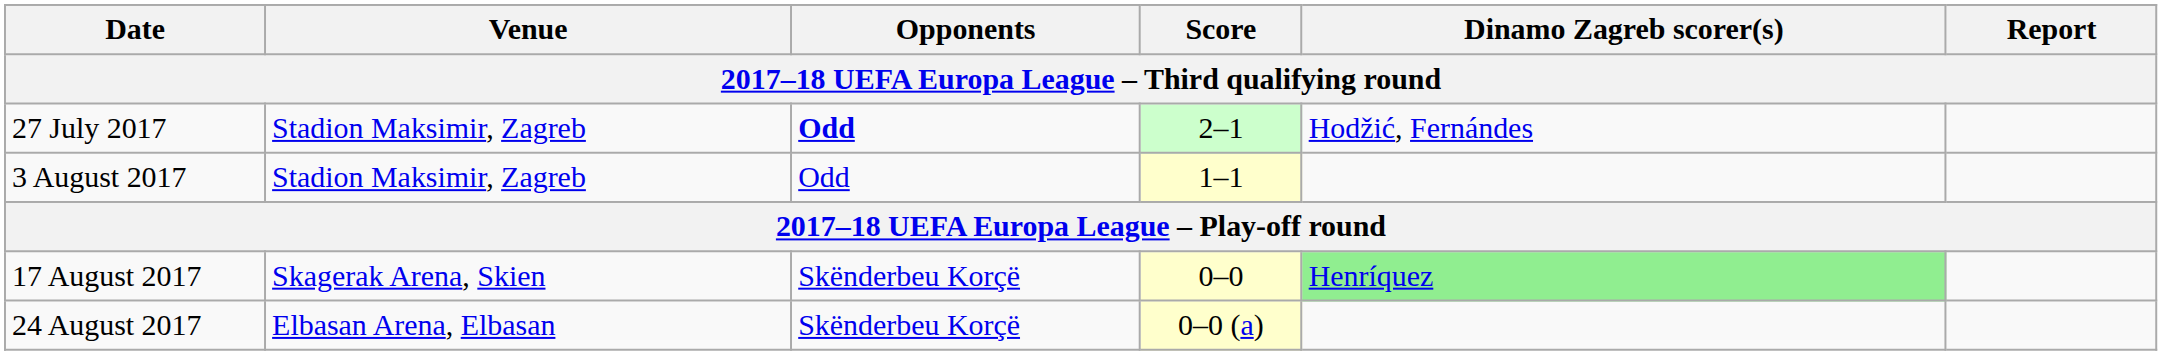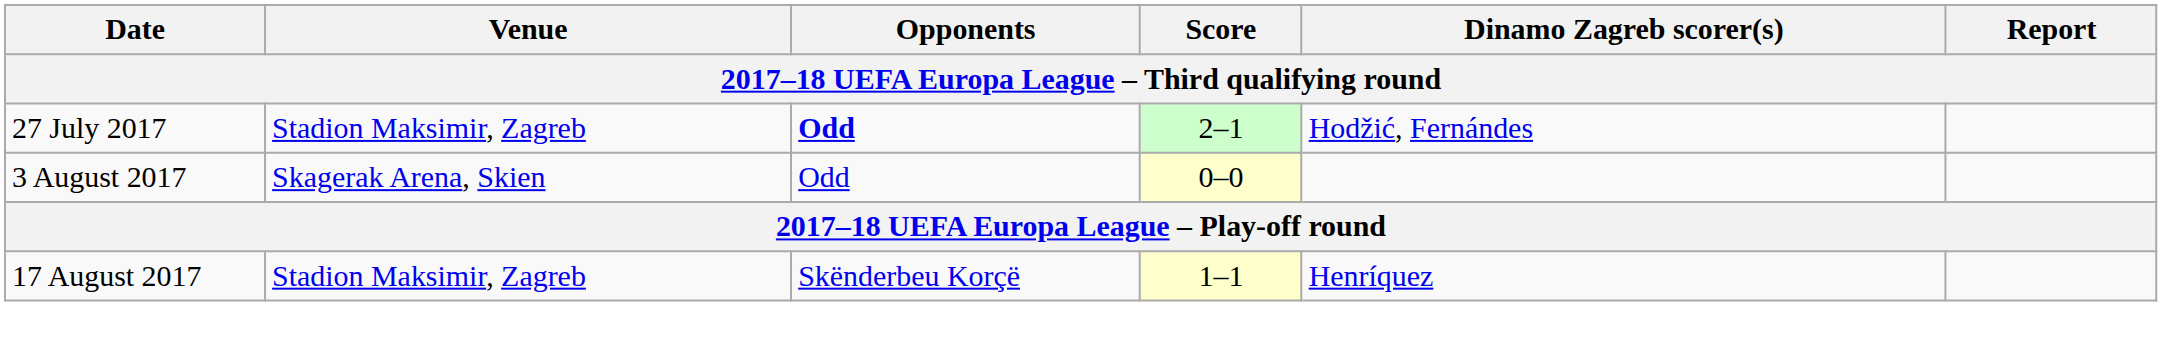(429, 177) Stadion Maksimir, Zagreb -> (409, 177) Skagerak Arena, Skien
(1221, 177) 1–1 -> (1221, 177) 0–0
(409, 276) Skagerak Arena, Skien -> (429, 276) Stadion Maksimir, Zagreb
(1221, 276) 0–0 -> (1221, 276) 1–1
(1371, 276) lightgreen background -> (1371, 276) no background
- row: (107, 325)
